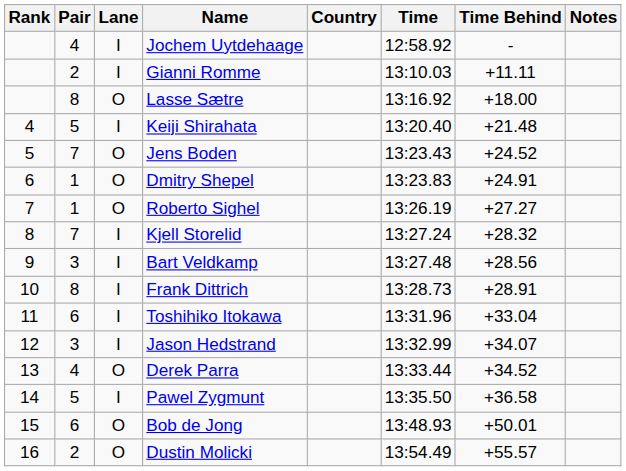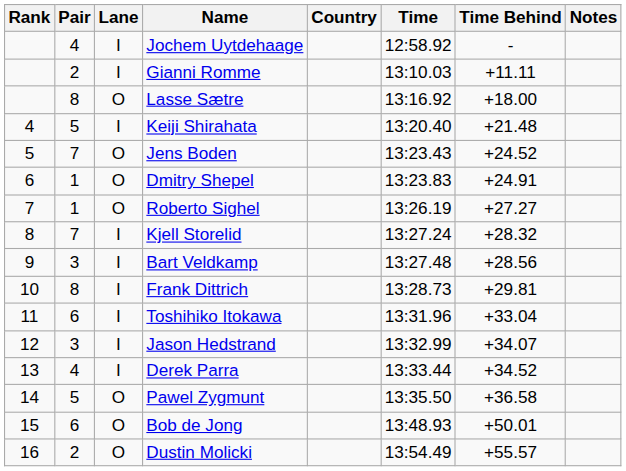(511, 289) +28.91 -> (511, 289) +29.81
(118, 371) O -> (118, 371) I
(118, 398) I -> (118, 398) O
